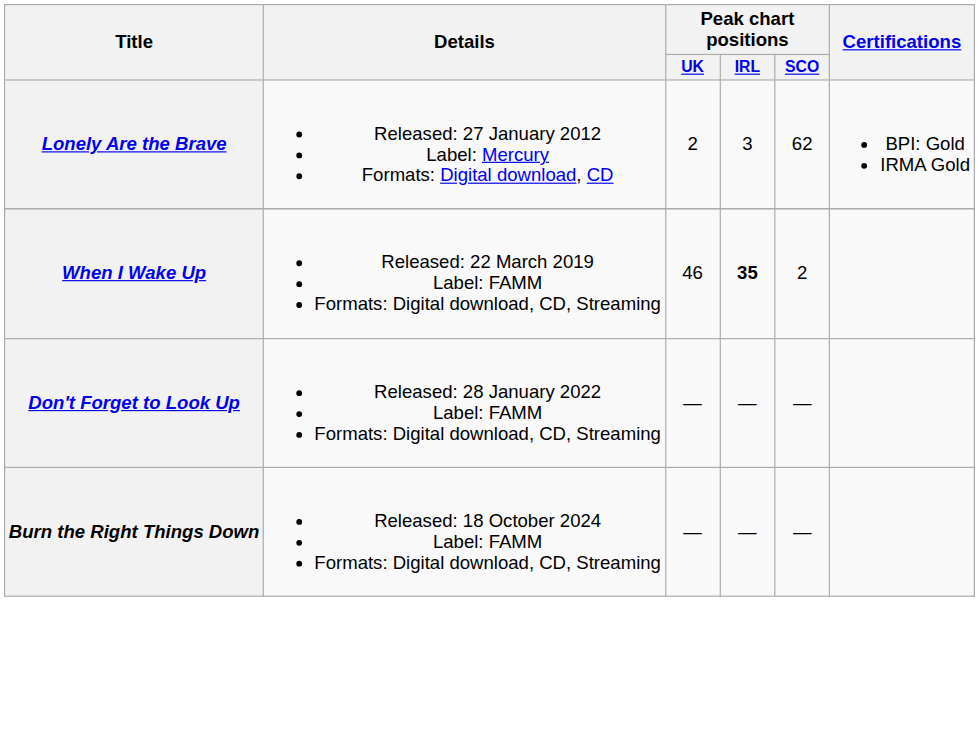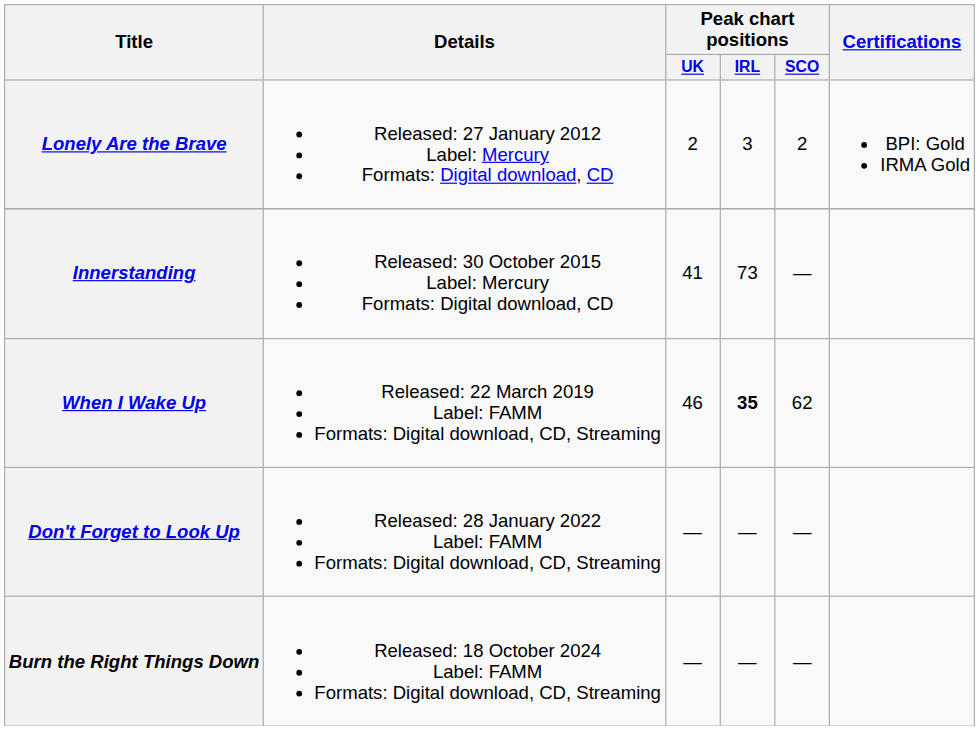(802, 144) 62 -> (802, 144) 2
+ row: (134, 273)
(802, 273) 2 -> (802, 402) 62
